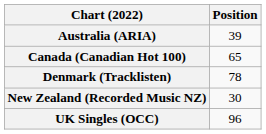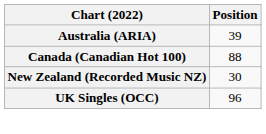(235, 56) 65 -> (235, 56) 88
- row: (107, 77)
